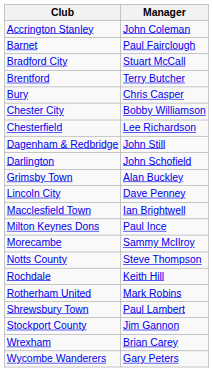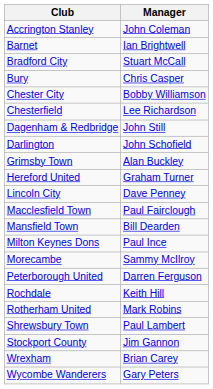(159, 45) Paul Fairclough -> (154, 45) Ian Brightwell
- row: (28, 78)
+ row: (43, 177)
(154, 210) Ian Brightwell -> (159, 210) Paul Fairclough
+ row: (42, 227)
- row: (37, 260)
+ row: (55, 276)
